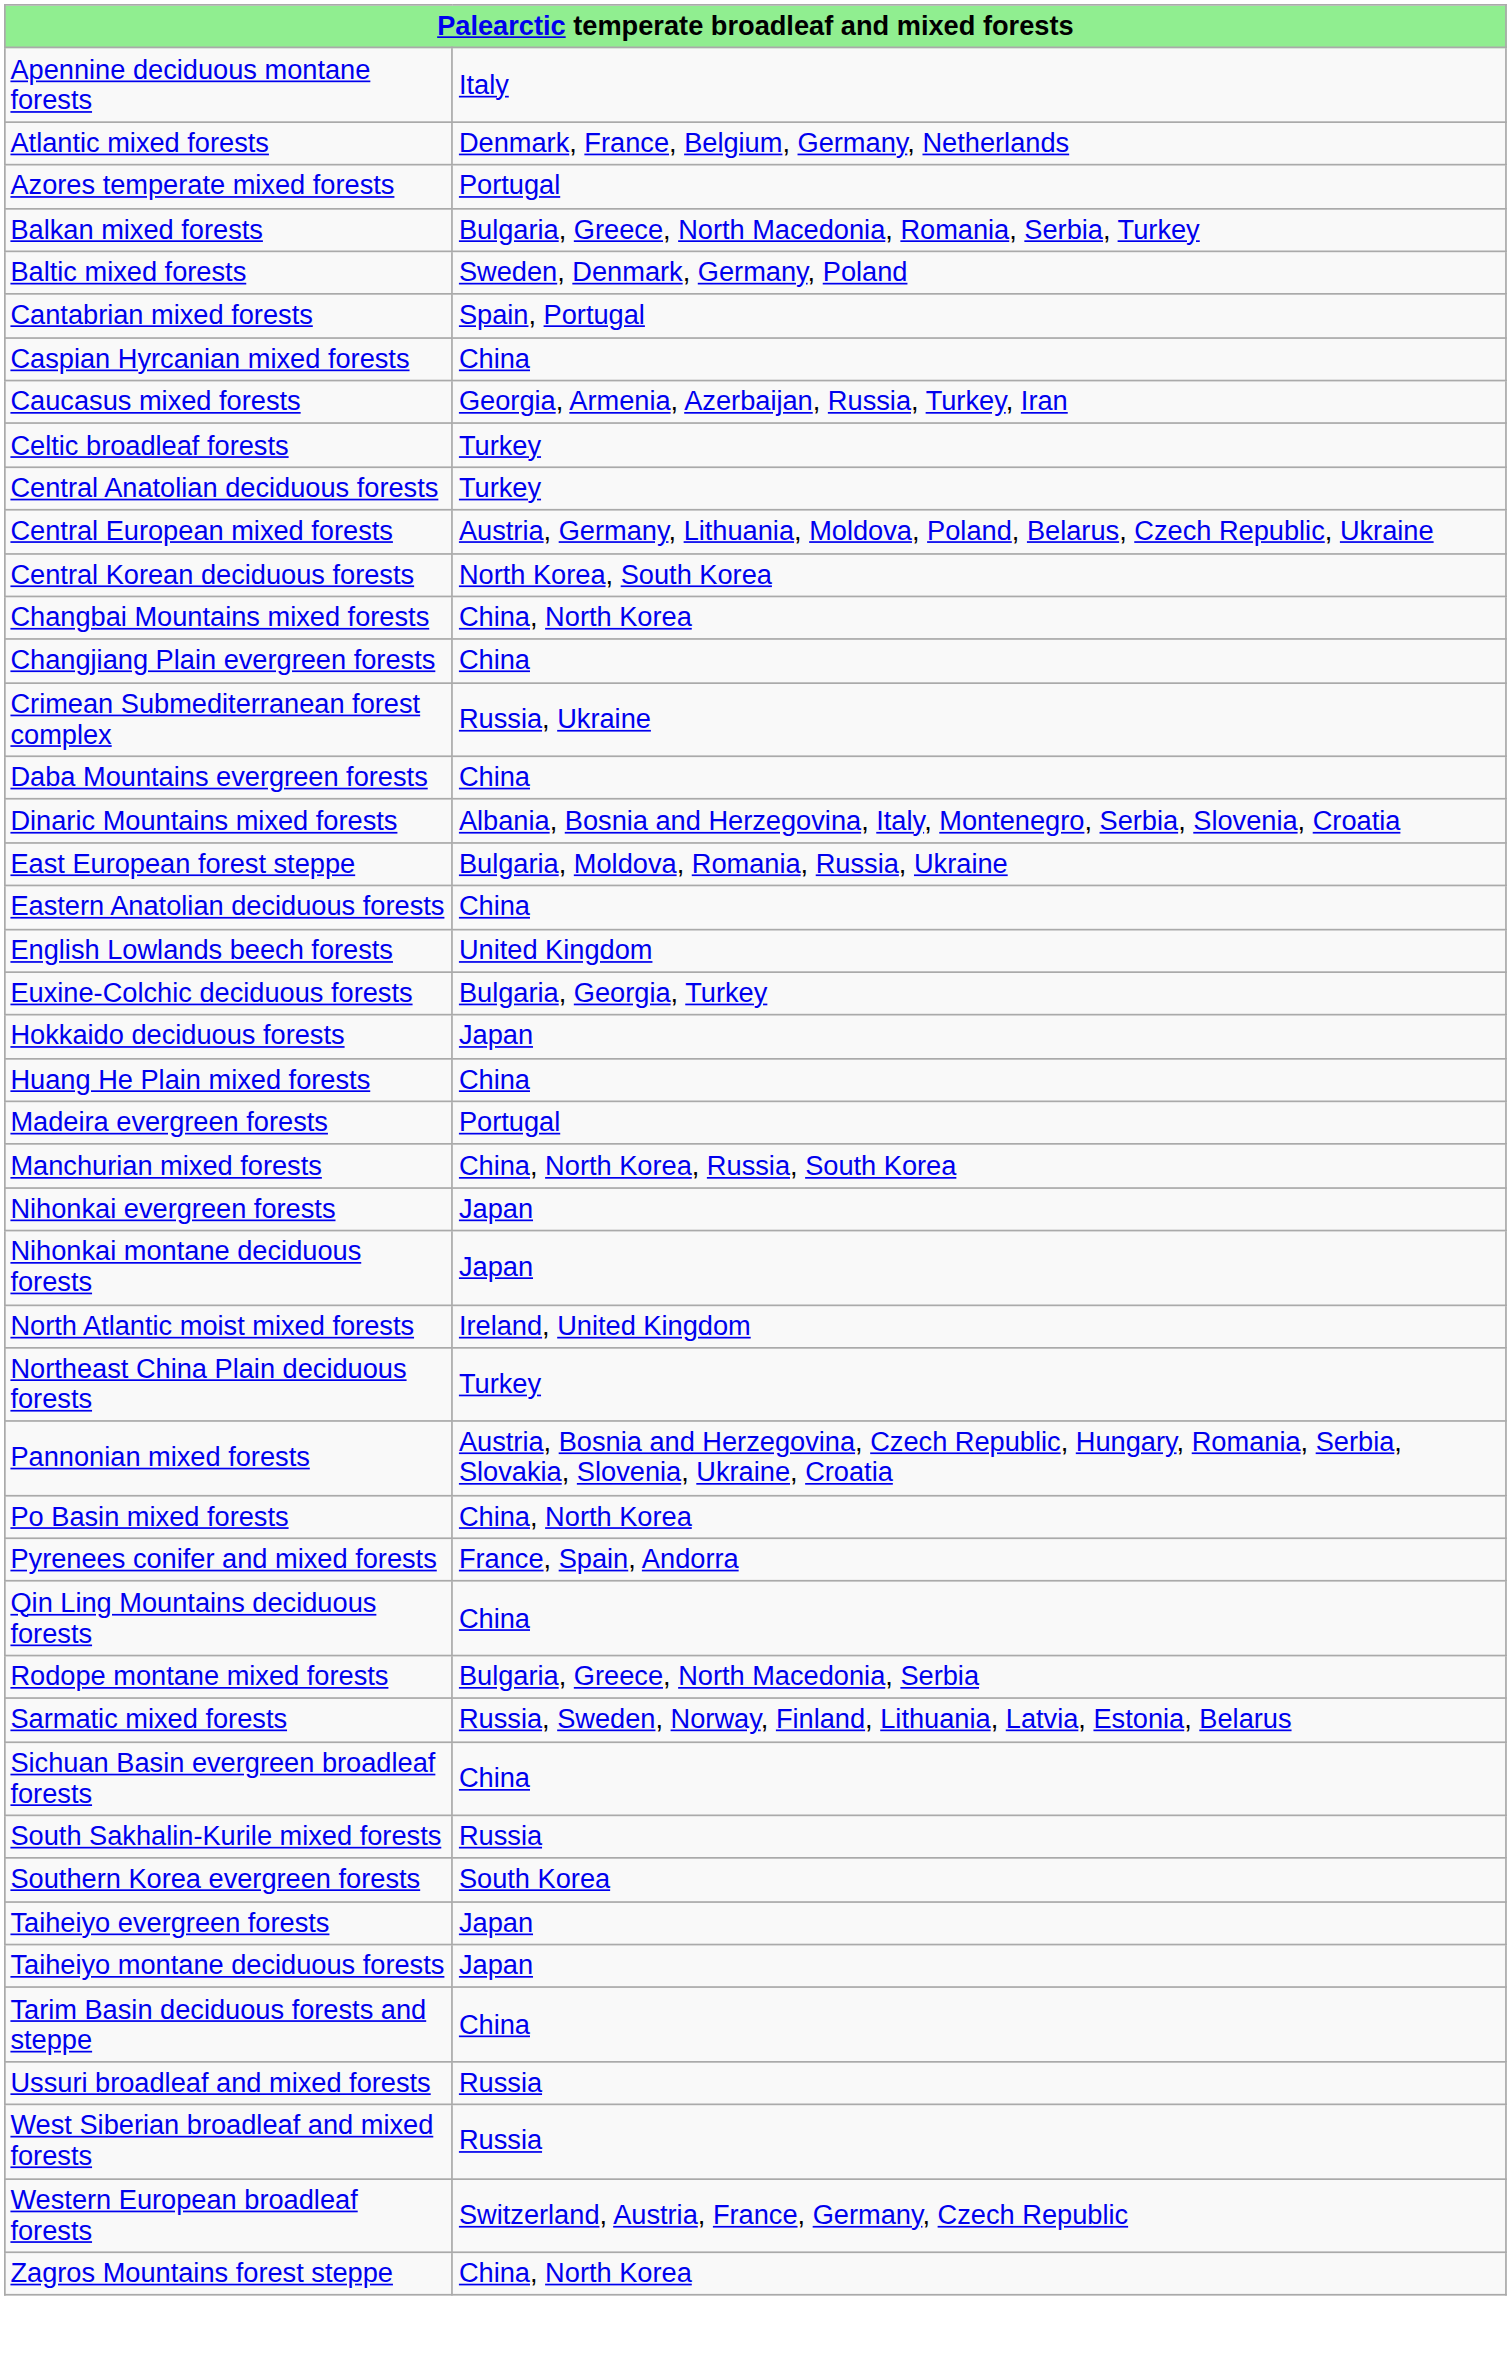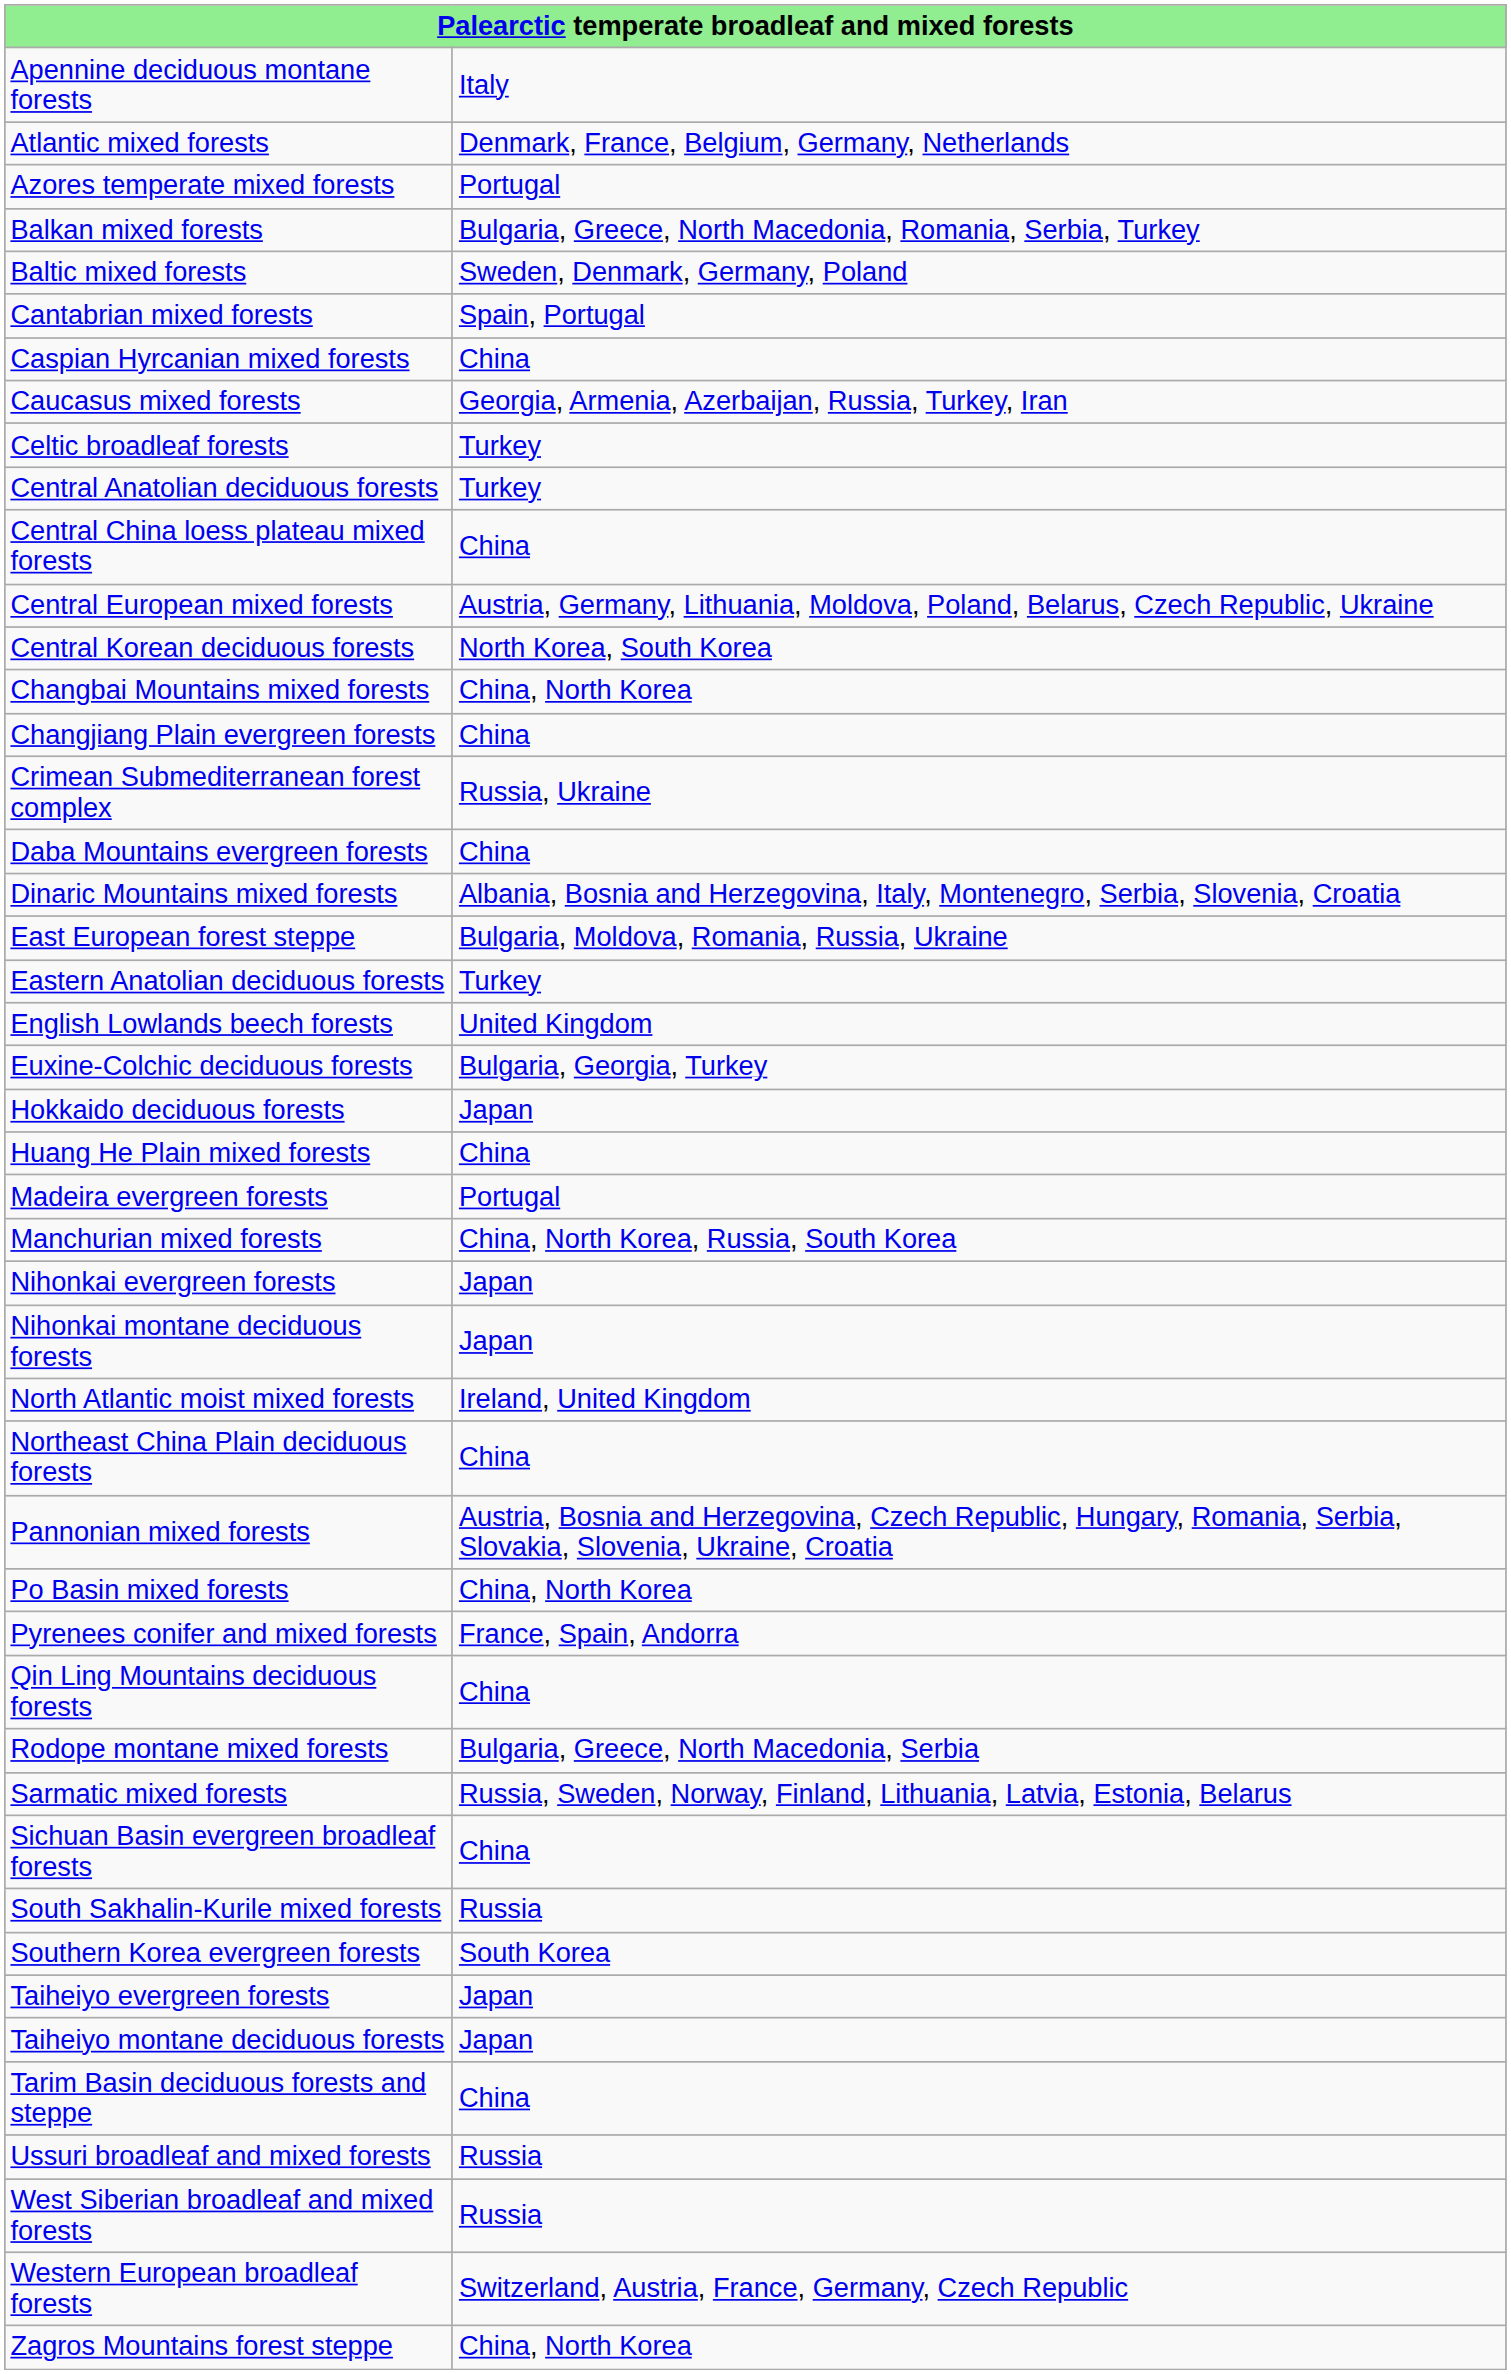+ row: (218, 546)
(494, 906) China -> (500, 980) Turkey
(500, 1384) Turkey -> (494, 1457) China
